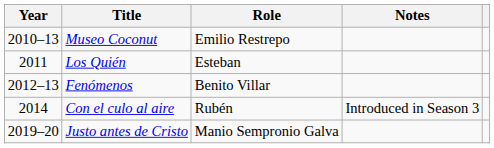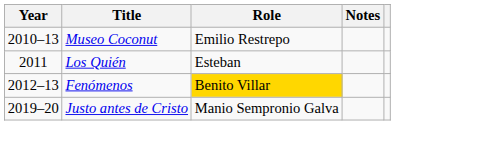(232, 85) no background -> (232, 85) gold background
- row: (120, 108)
